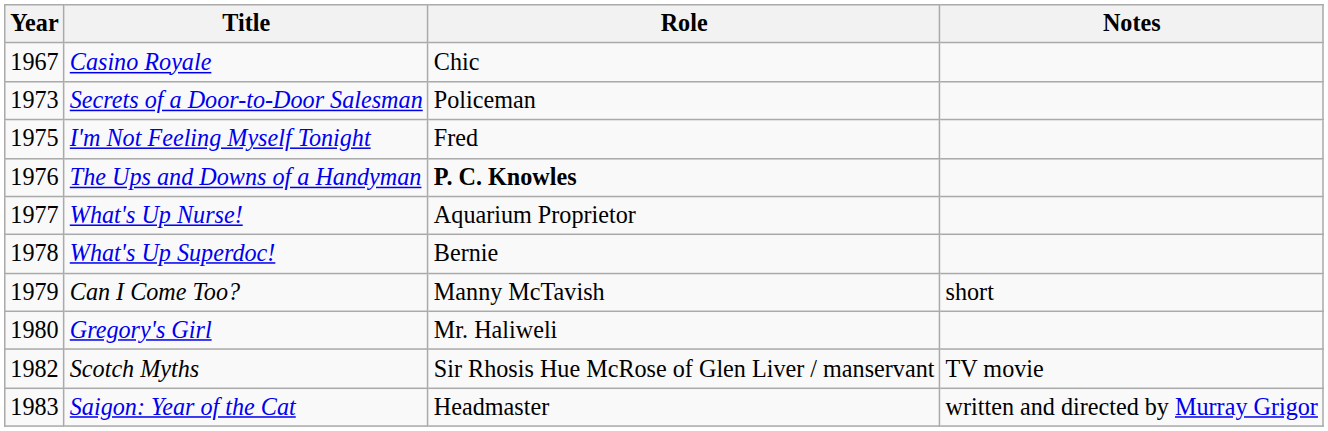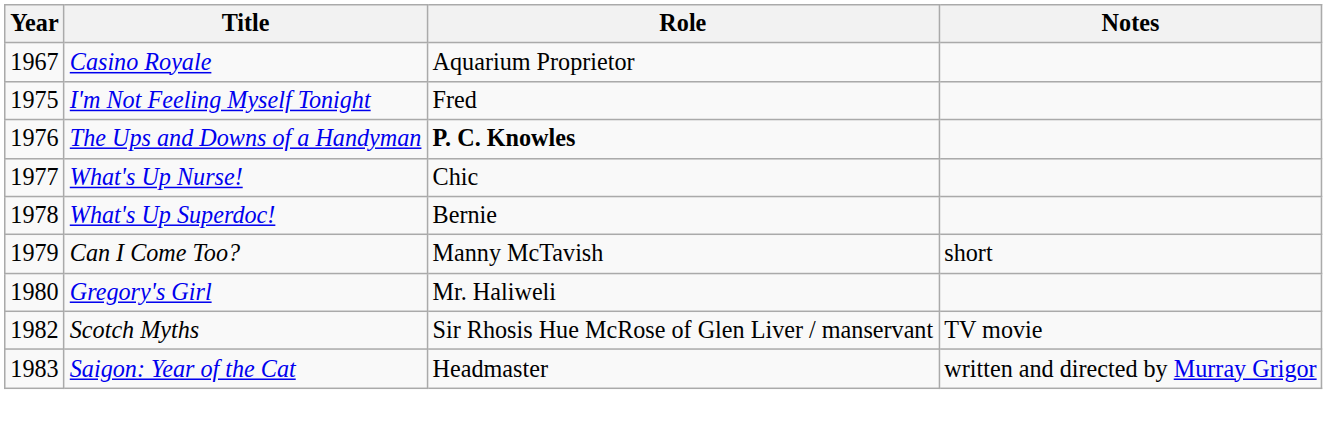(457, 61) Chic -> (534, 61) Aquarium Proprietor
- row: (246, 100)
(535, 215) Aquarium Proprietor -> (455, 176) Chic
